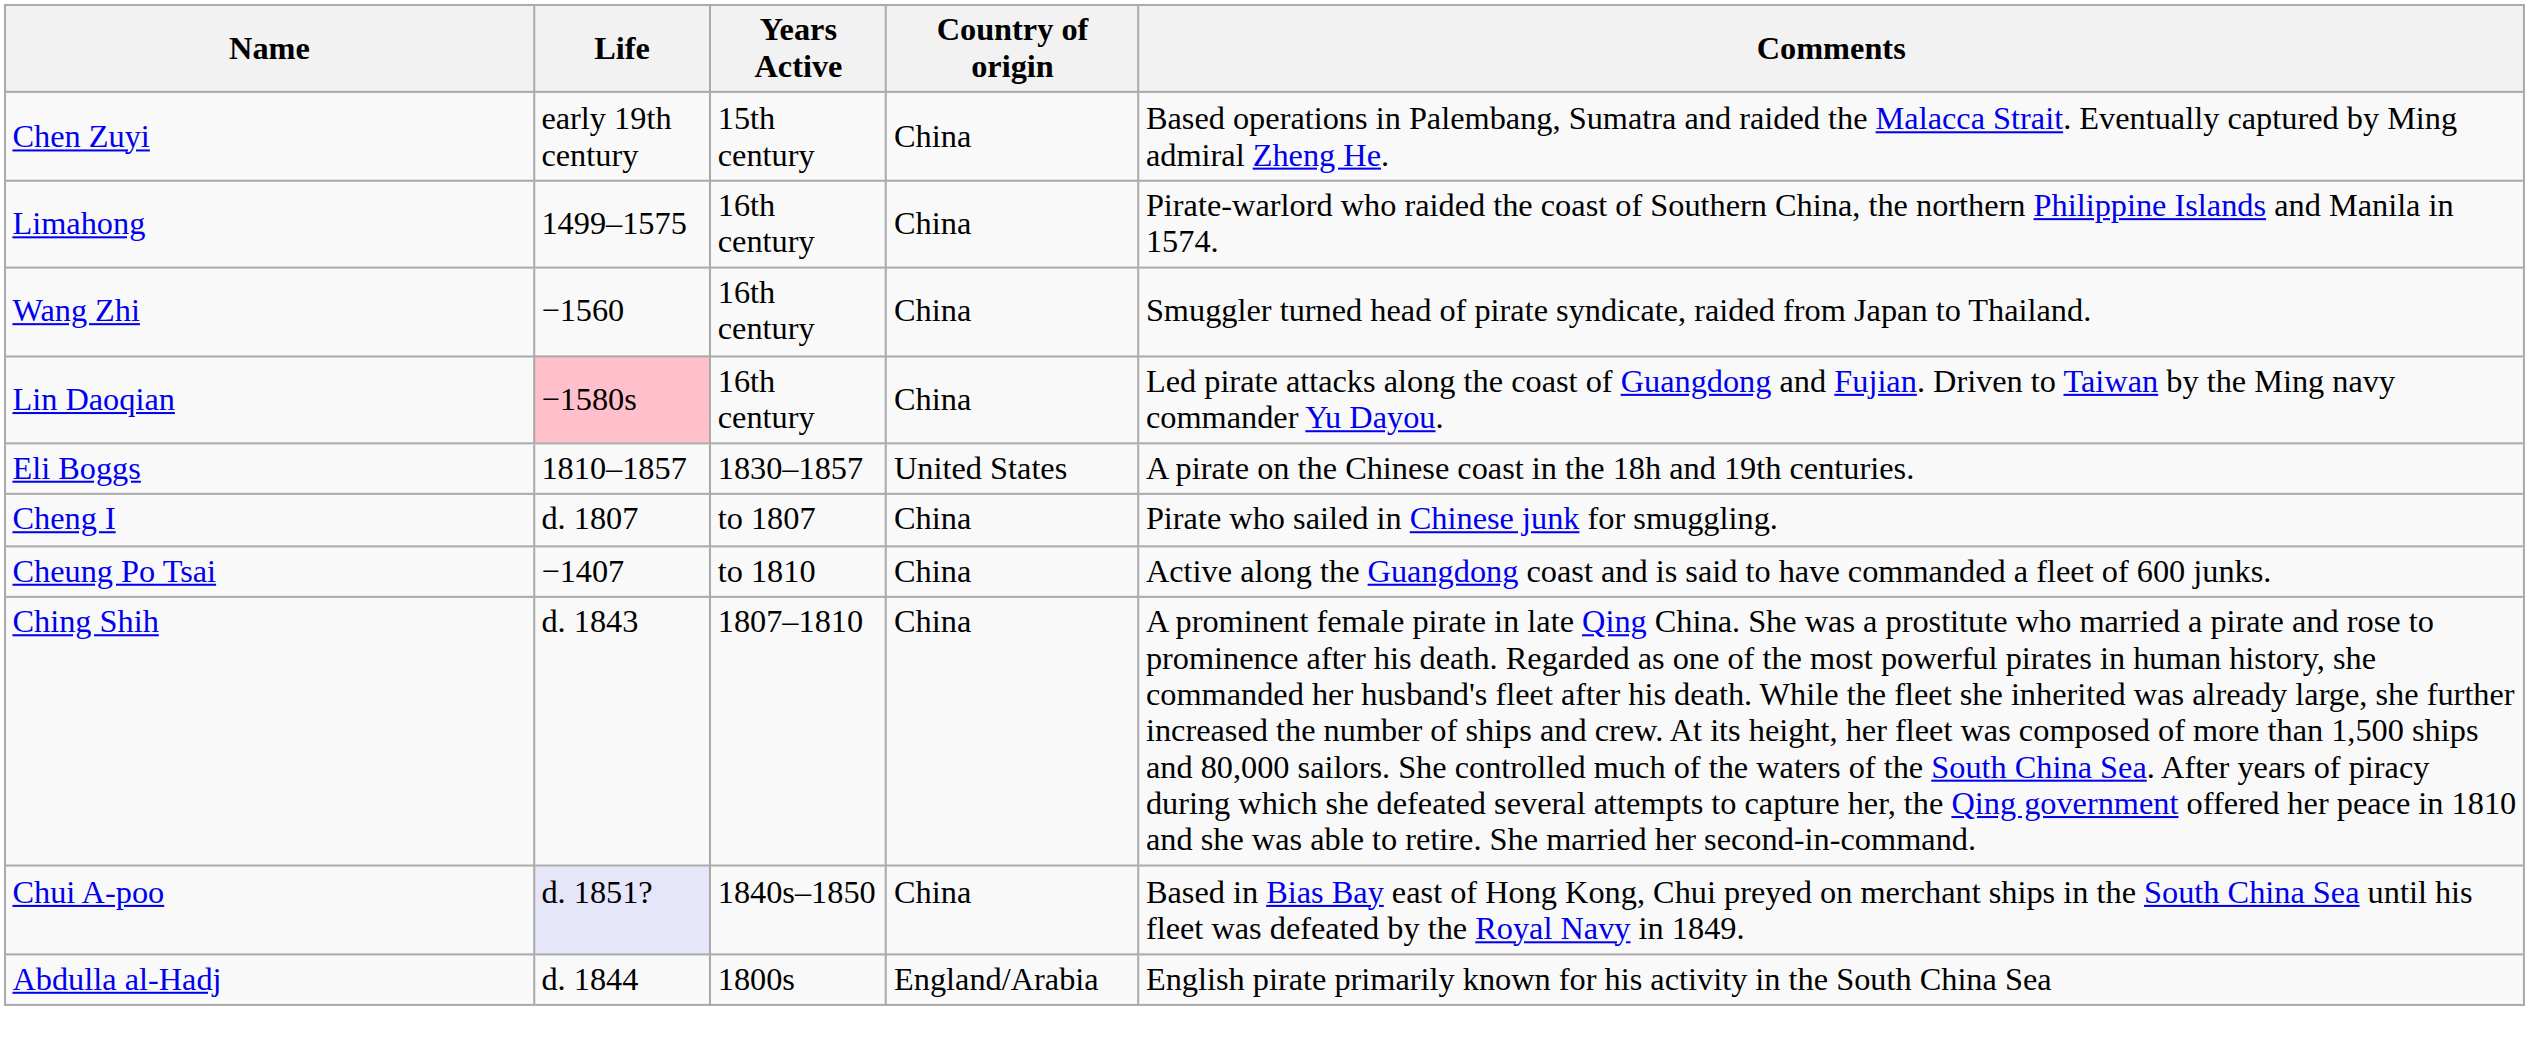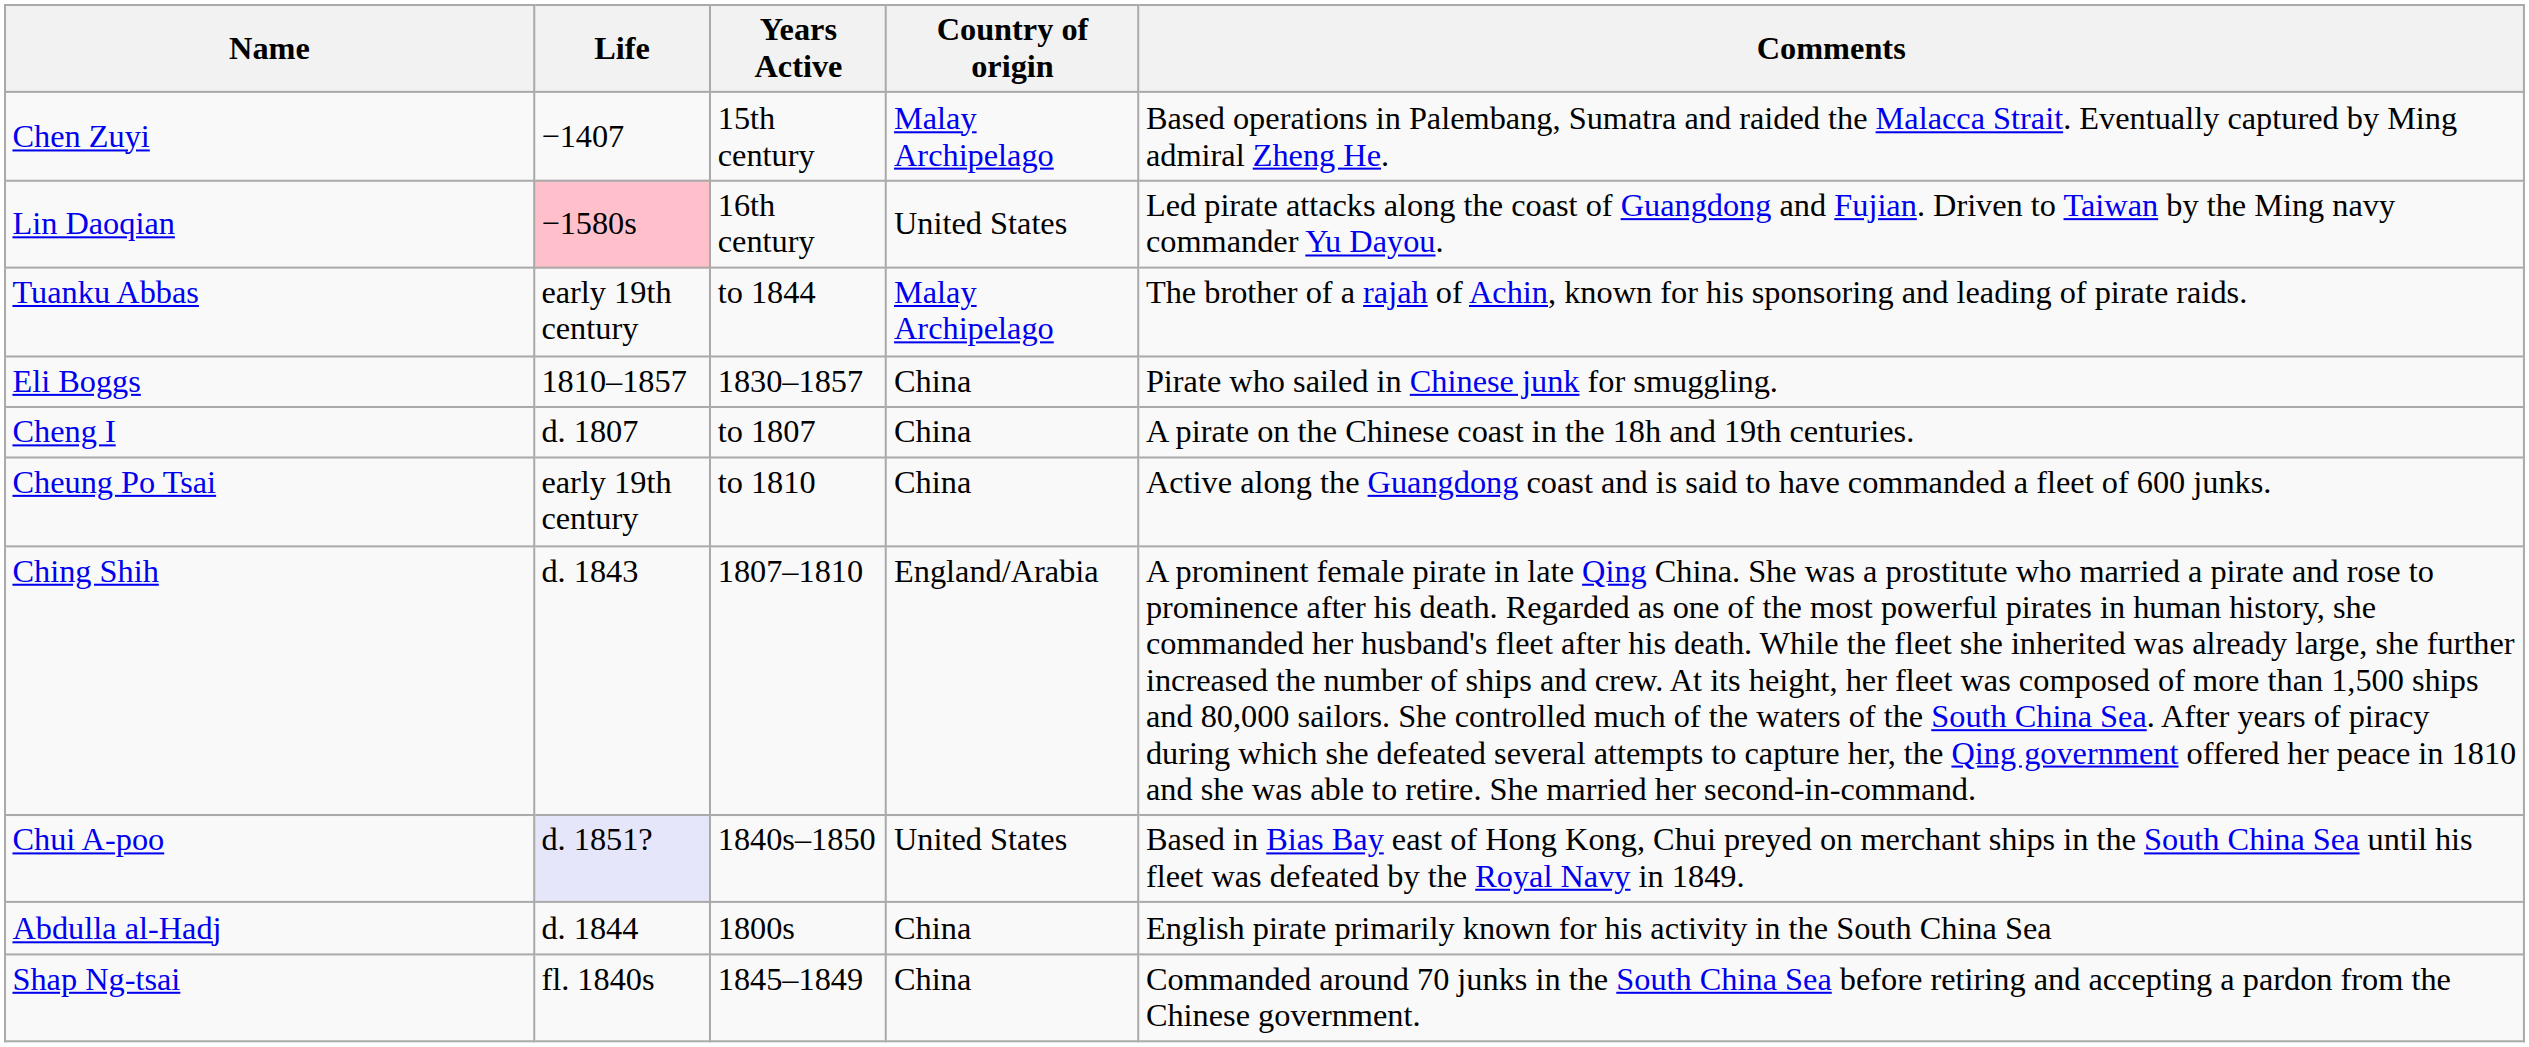(606, 135) early 19th century -> (583, 135) −1407
(933, 135) China -> (974, 135) Malay Archipelago
- row: (79, 223)
- row: (76, 311)
(933, 398) China -> (981, 223) United States
+ row: (106, 292)
(981, 468) United States -> (933, 380) China
(1530, 468) A pirate on the Chinese coast in the 18h and 19th centuries. -> (1462, 380) Pirate who sailed in Chinese junk for smuggling.
(1462, 519) Pirate who sailed in Chinese junk for smuggling. -> (1530, 431) A pirate on the Chinese coast in the 18h and 19th centuries.
(583, 570) −1407 -> (606, 501) early 19th century
(933, 621) China -> (996, 570) England/Arabia
(933, 891) China -> (981, 840) United States
(996, 979) England/Arabia -> (933, 927) China
+ row: (96, 979)
